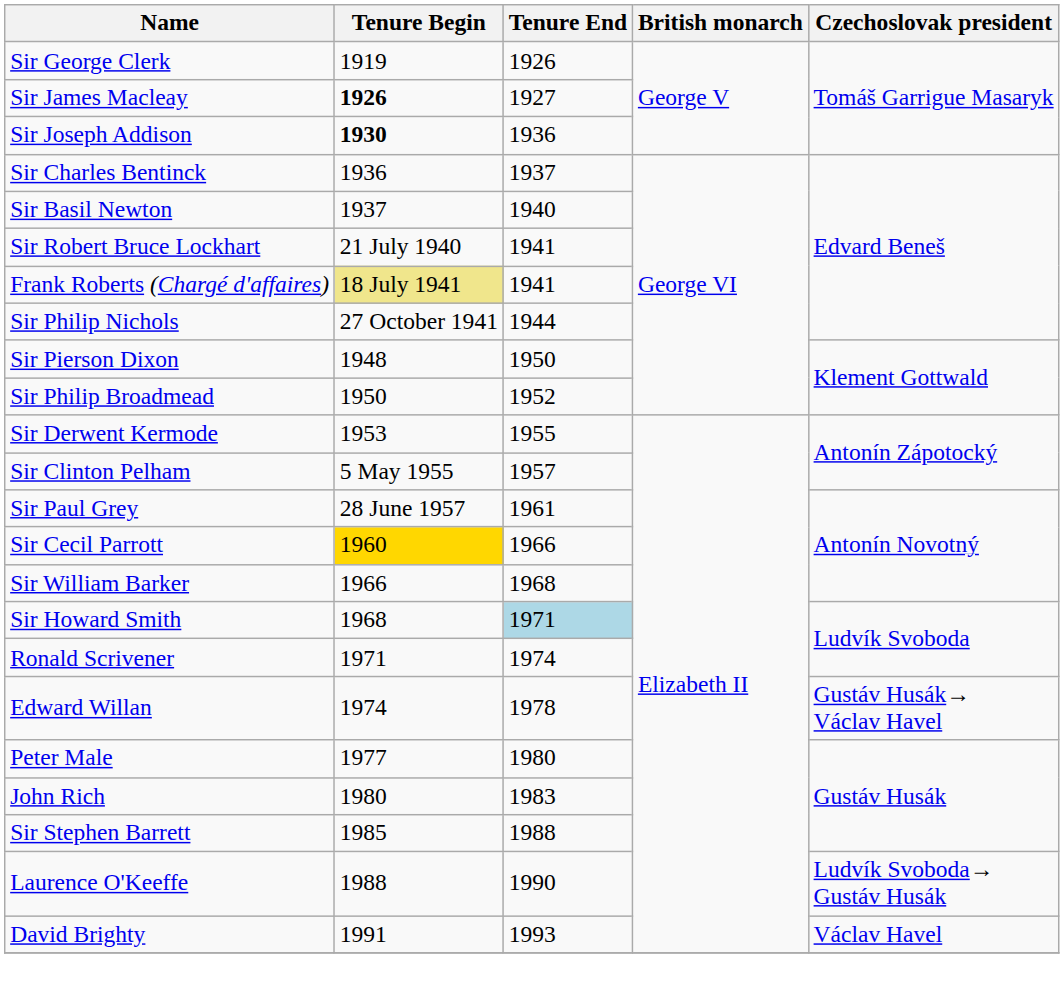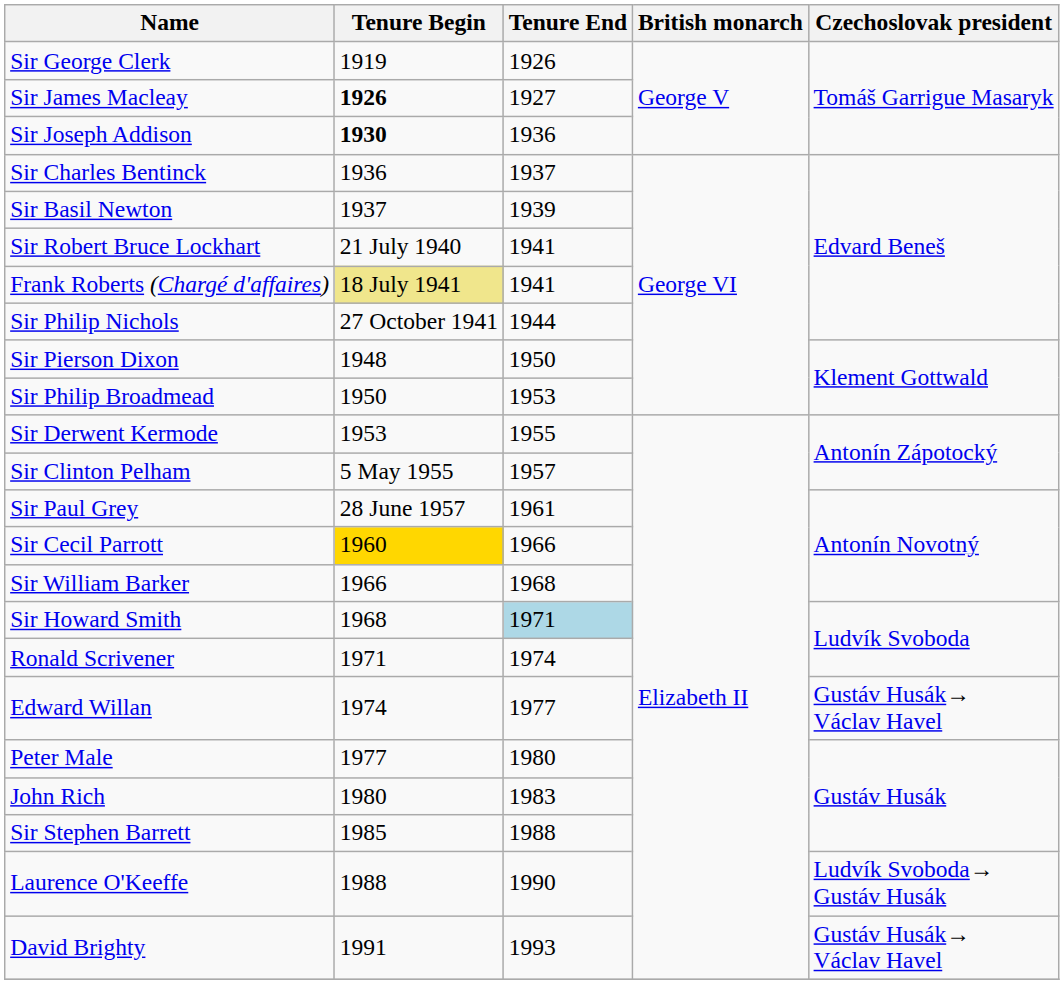(532, 209) 1940 -> (532, 209) 1939
(532, 396) 1952 -> (532, 396) 1953
(532, 707) 1978 -> (532, 707) 1977
(878, 933) Václav Havel -> (892, 947) Gustáv Husák→ Václav Havel
